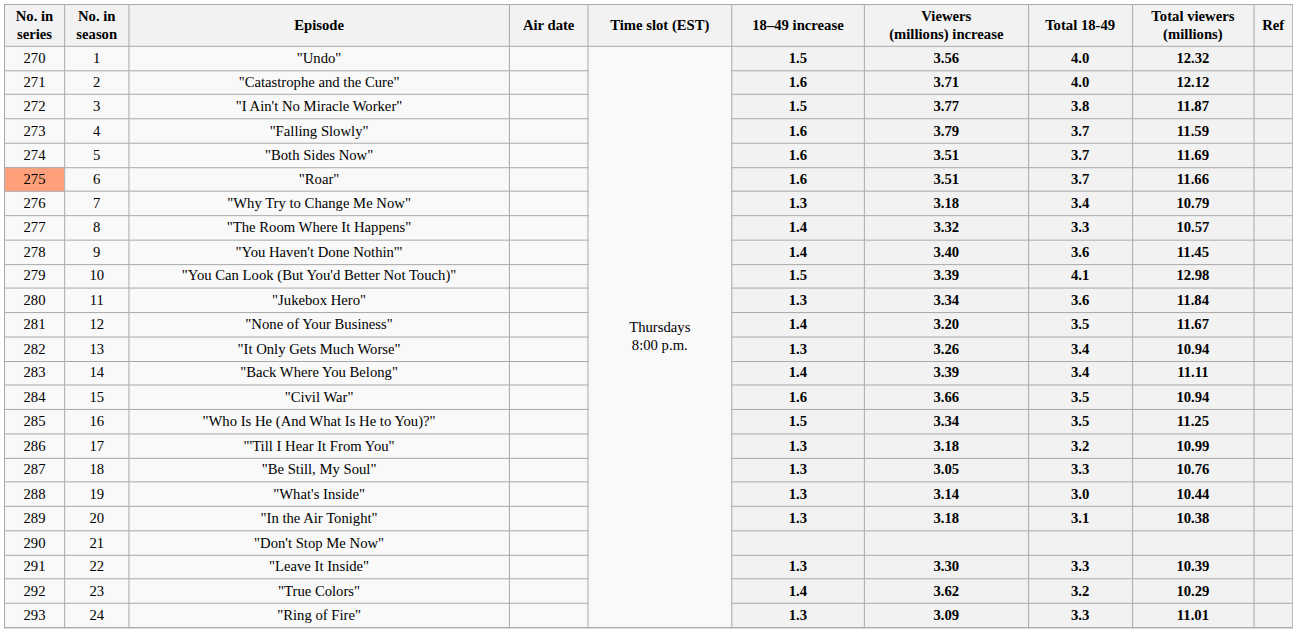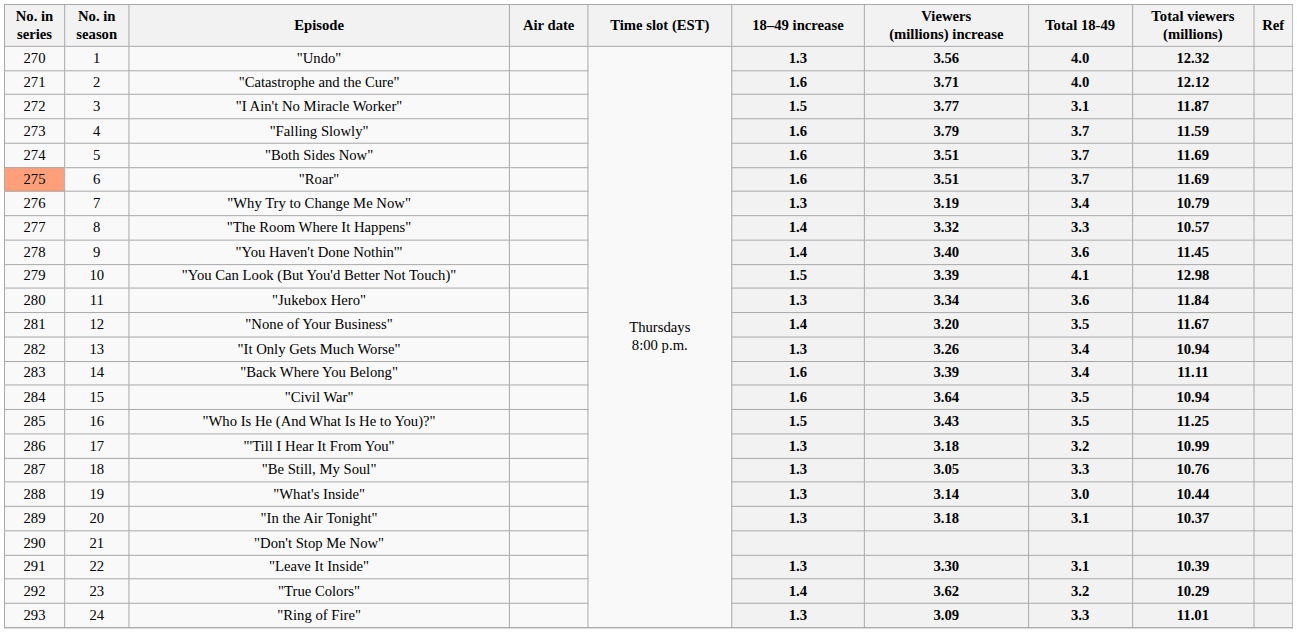(798, 58) 1.5 -> (798, 58) 1.3
(1080, 107) 3.8 -> (1080, 107) 3.1
(1193, 179) 11.66 -> (1193, 179) 11.69
(946, 203) 3.18 -> (946, 203) 3.19
(798, 373) 1.4 -> (798, 373) 1.6
(946, 397) 3.66 -> (946, 397) 3.64
(946, 421) 3.34 -> (946, 421) 3.43
(1193, 518) 10.38 -> (1193, 518) 10.37
(1080, 567) 3.3 -> (1080, 567) 3.1
